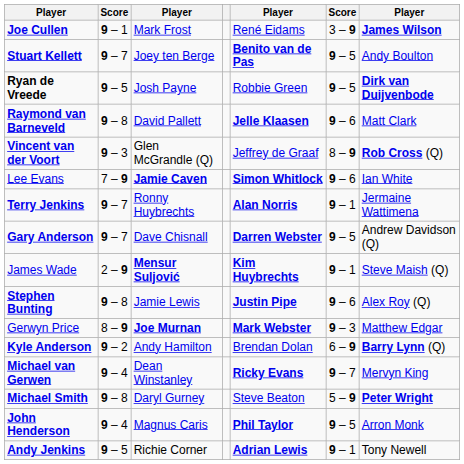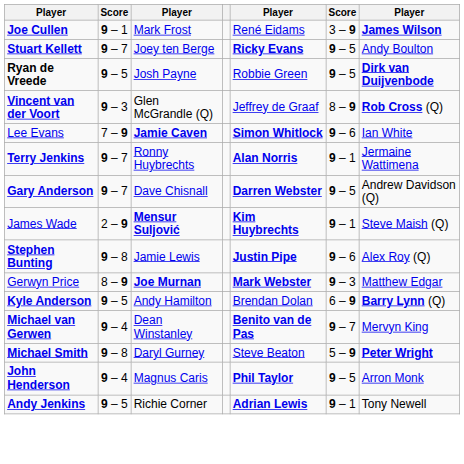(272, 55) Benito van de Pas -> (268, 49) Ricky Evans
- row: (46, 120)
(114, 347) 9 – 2 -> (114, 301) 9 – 5
(268, 373) Ricky Evans -> (272, 327) Benito van de Pas
